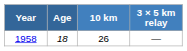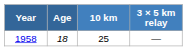(104, 38) 26 -> (104, 38) 25
